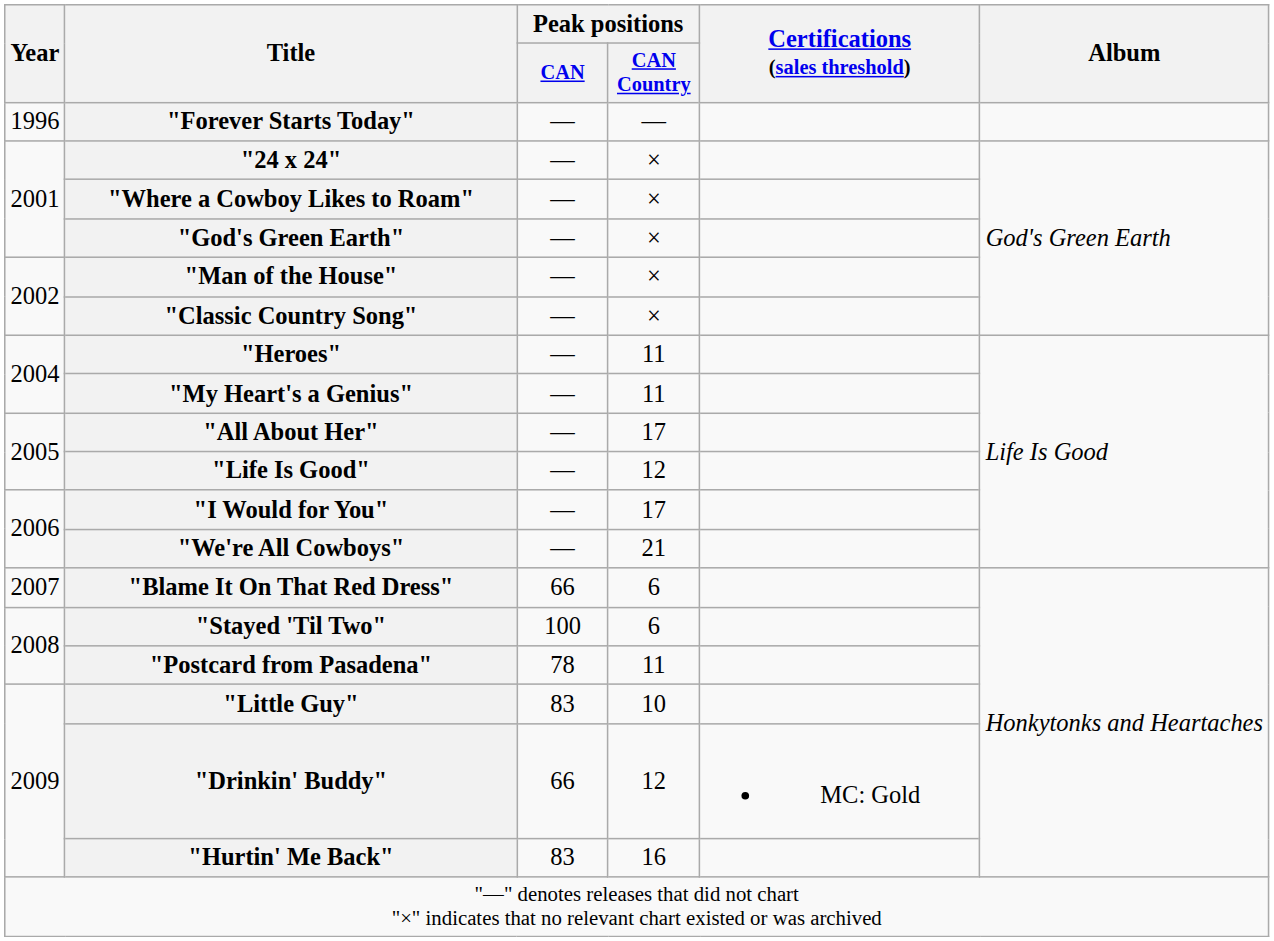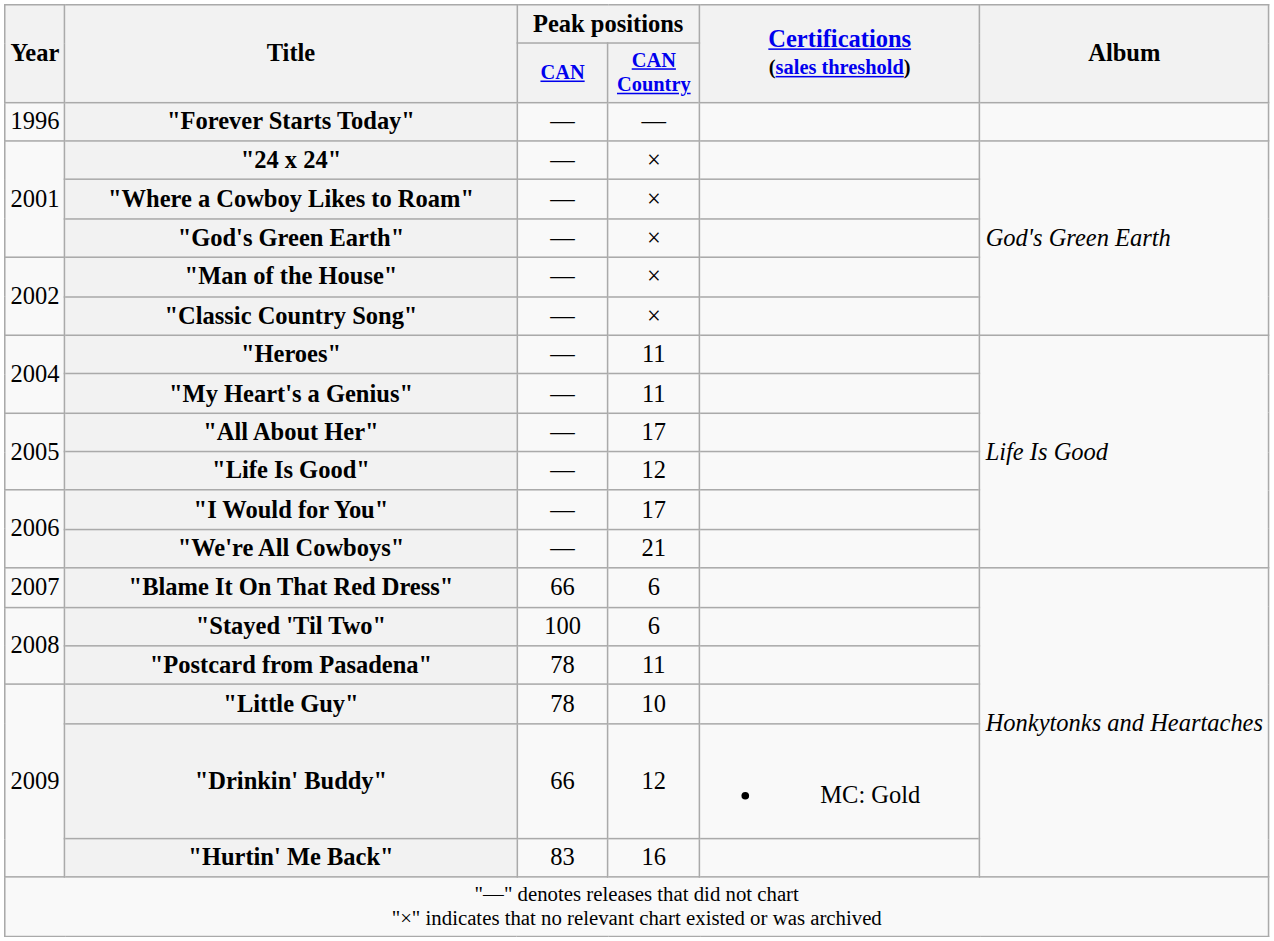(563, 703) 83 -> (563, 703) 78
